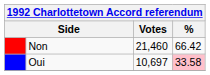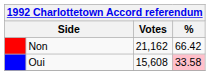(152, 46) 21,460 -> (152, 46) 21,162
(152, 63) 10,697 -> (152, 63) 15,608
